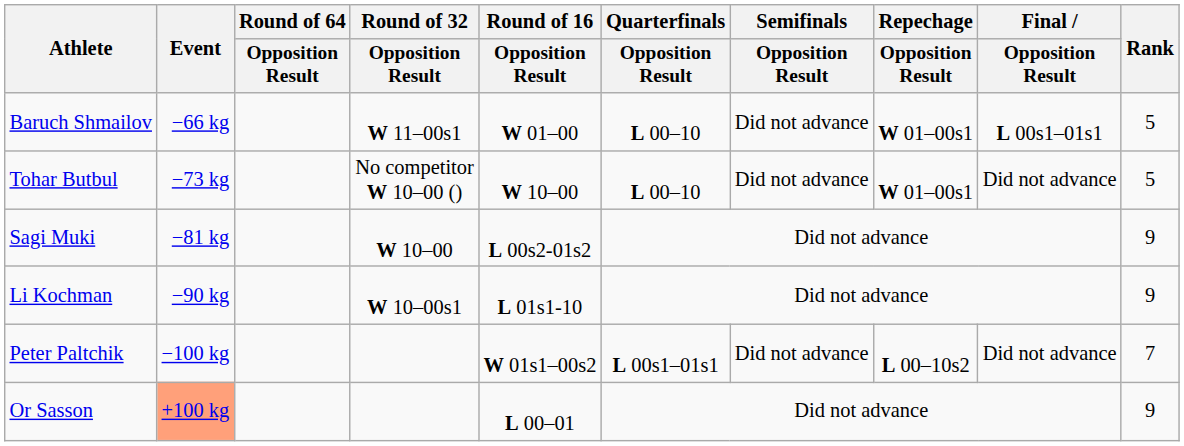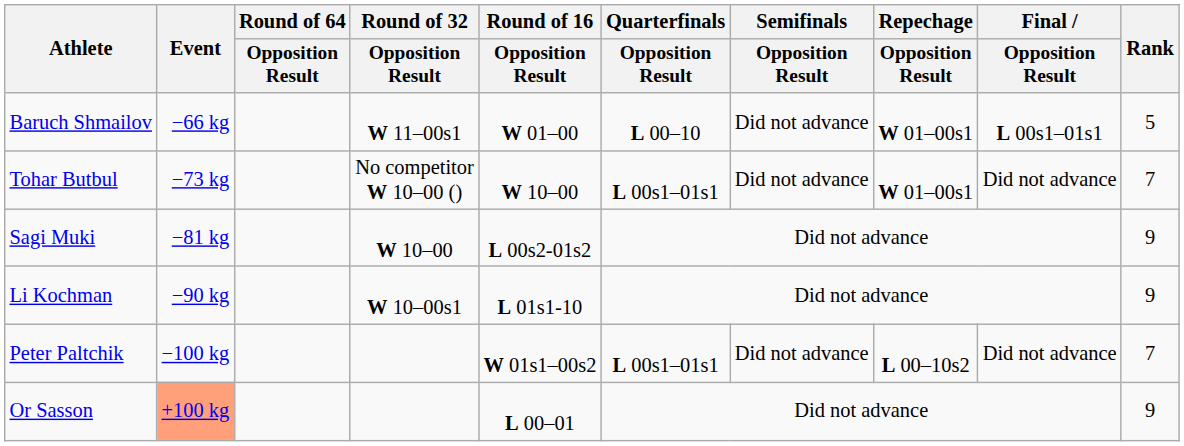(666, 192) L 00–10 -> (666, 192) L 00s1–01s1
(1150, 180) 5 -> (1150, 180) 7
